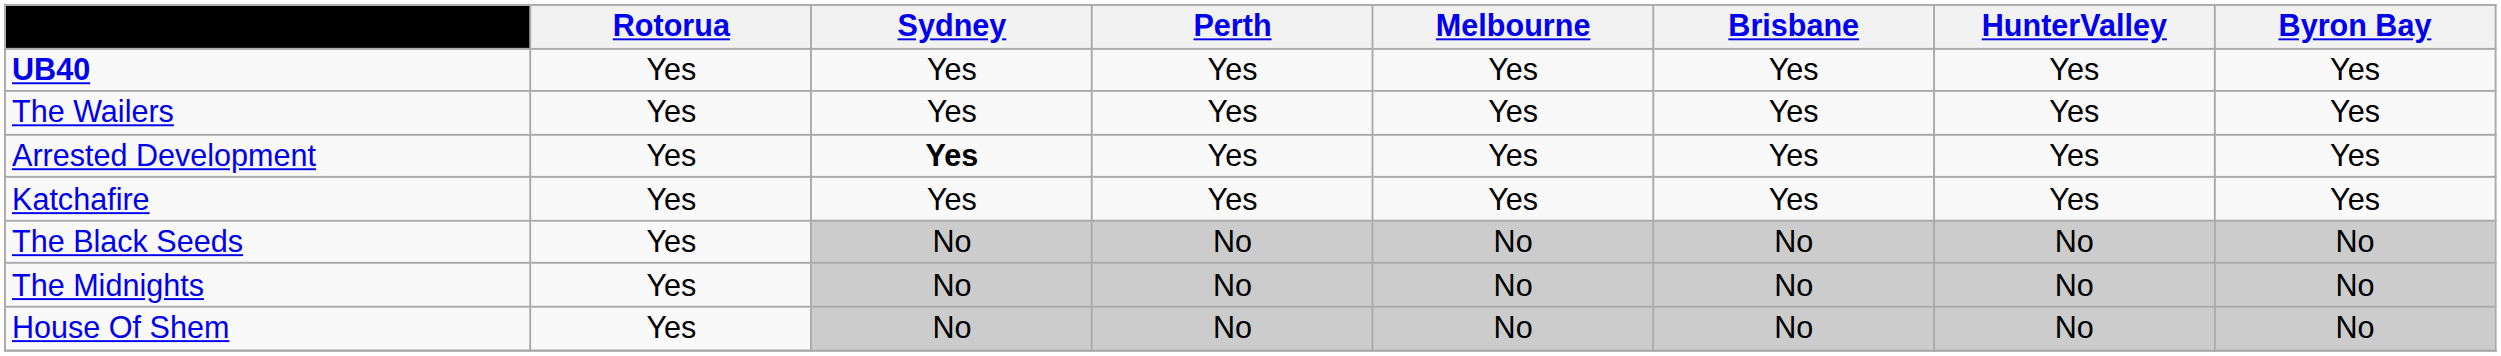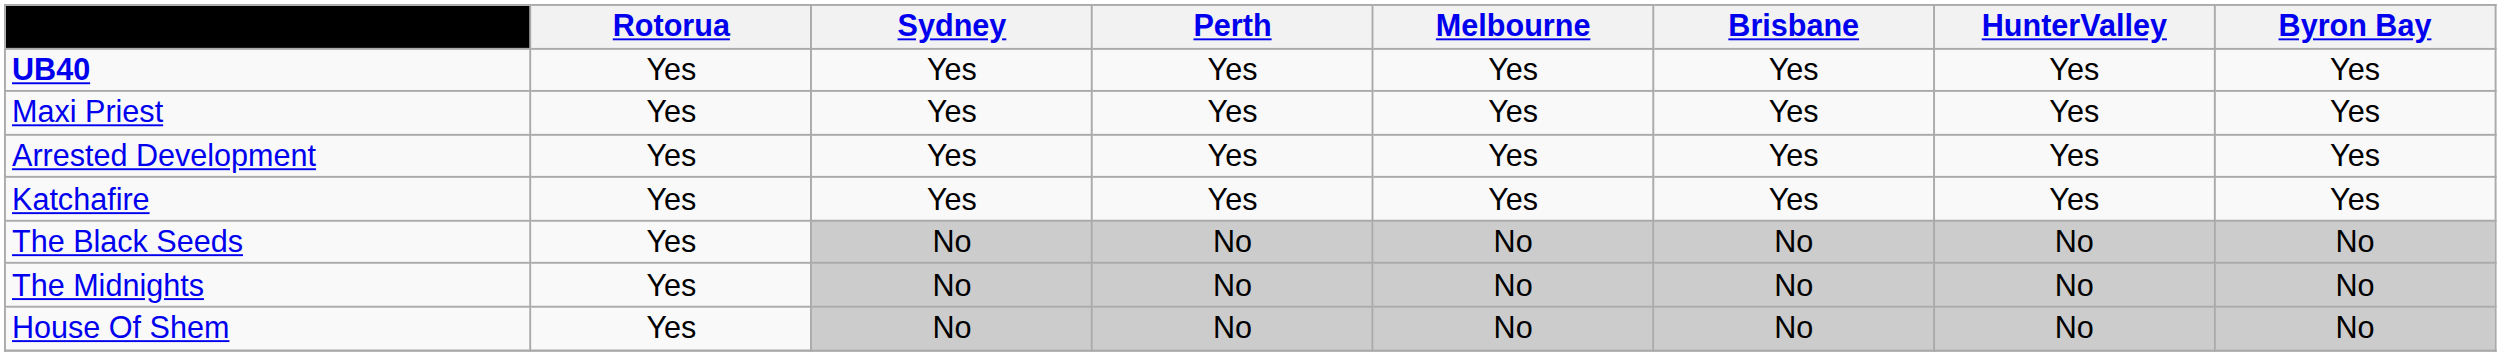+ row: (88, 113)
- row: (93, 113)
(952, 156) bold -> (952, 156) normal
